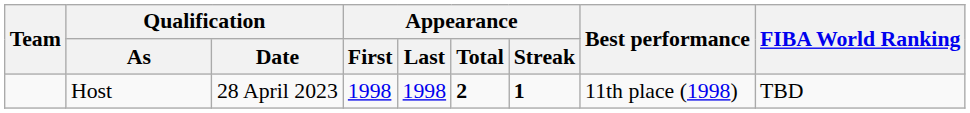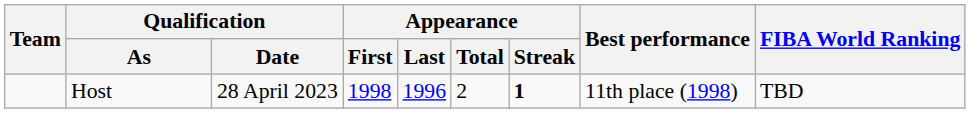(424, 90) 1998 -> (424, 90) 1996
(462, 90) bold -> (462, 90) normal
